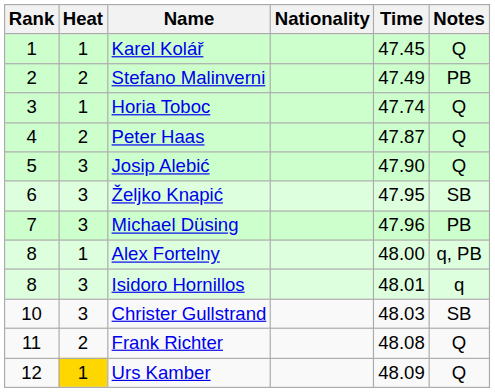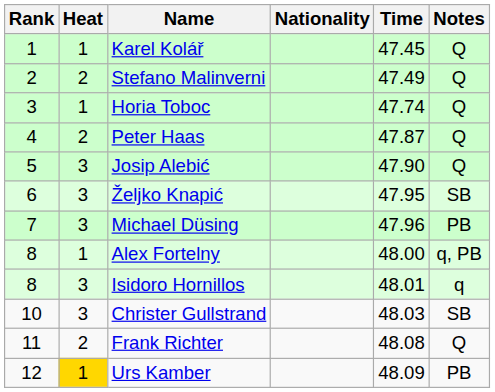(459, 78) PB -> (459, 78) Q
(459, 372) Q -> (459, 372) PB
